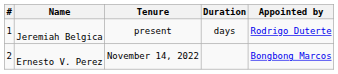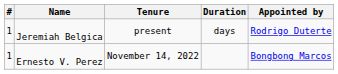(9, 56) 2 -> (9, 56) 1
